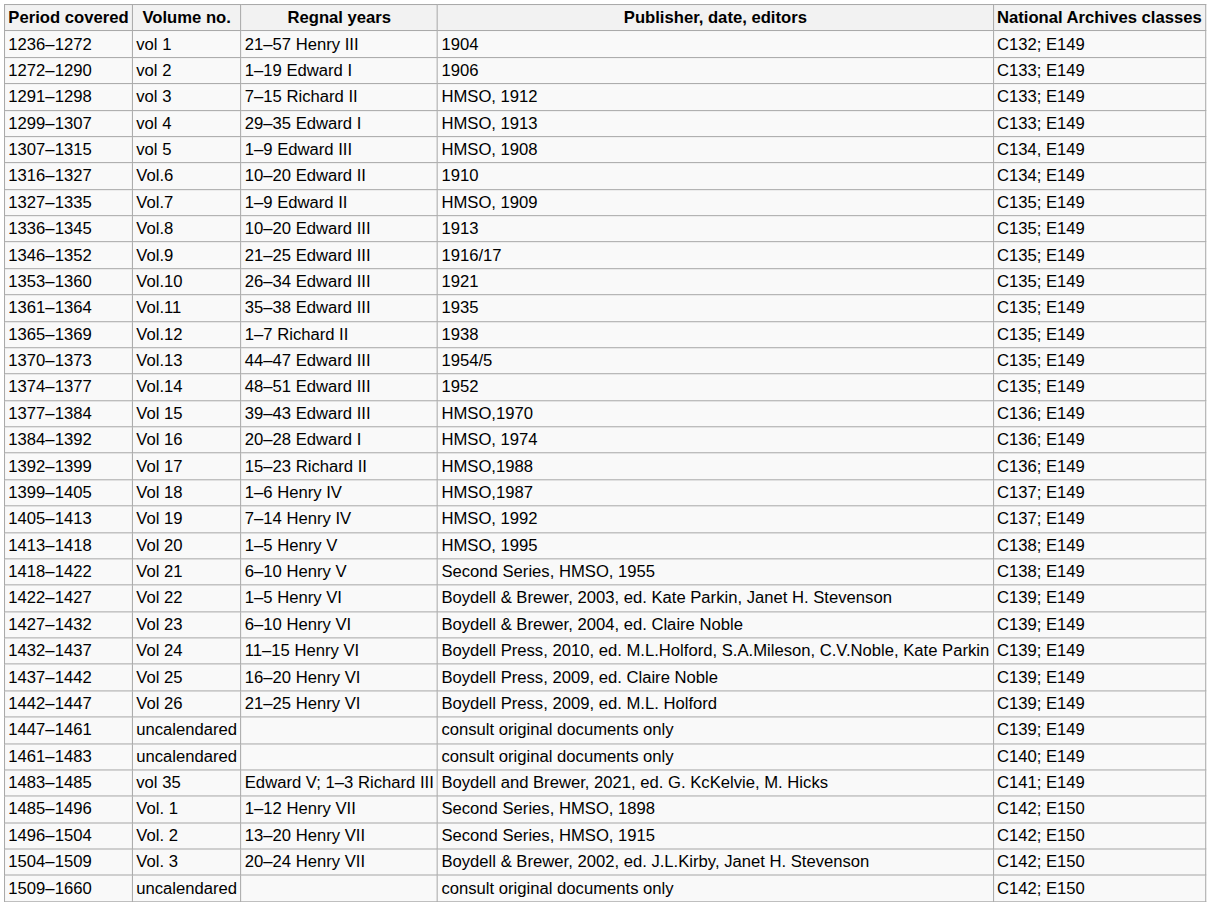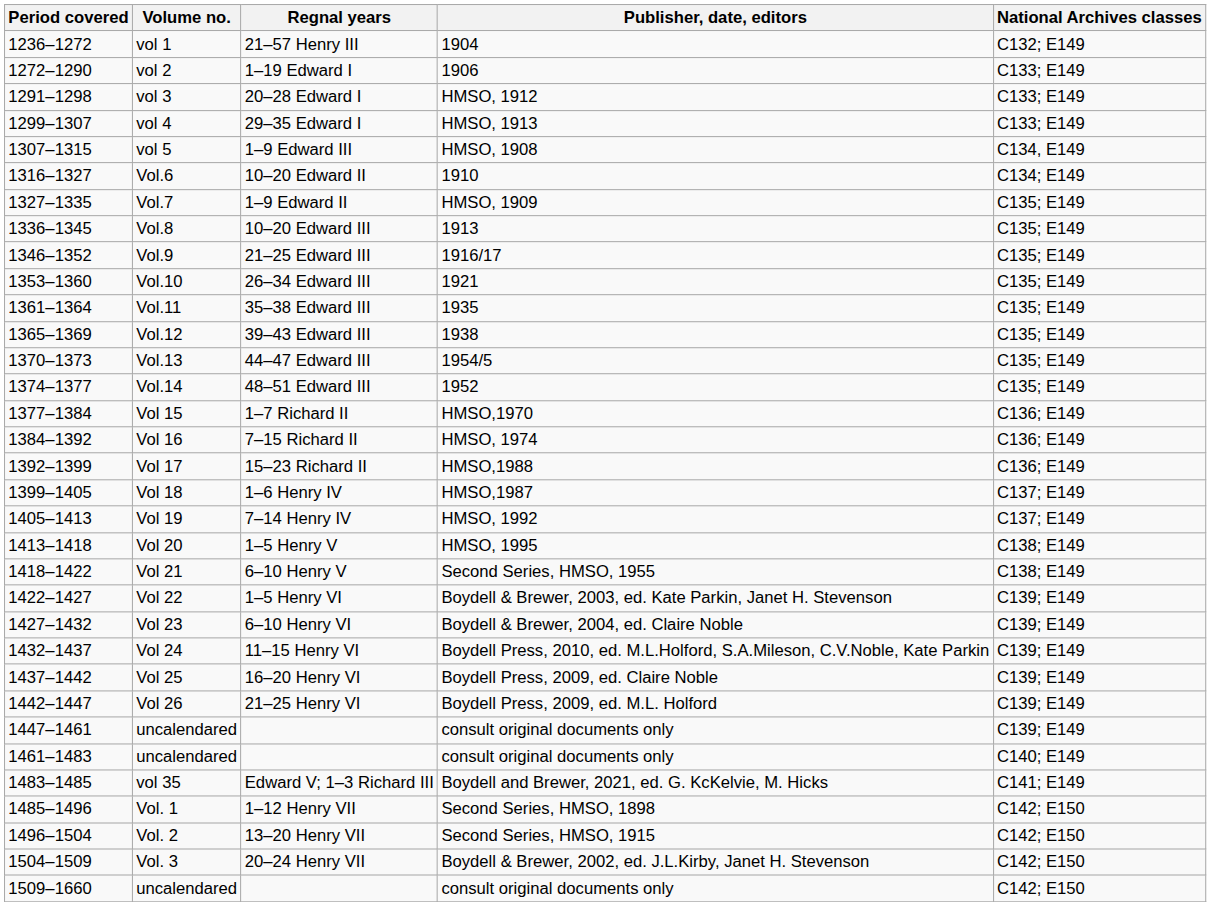(301, 96) 7–15 Richard II -> (303, 96) 20–28 Edward I
(297, 334) 1–7 Richard II -> (308, 334) 39–43 Edward III
(308, 413) 39–43 Edward III -> (297, 413) 1–7 Richard II
(303, 439) 20–28 Edward I -> (301, 439) 7–15 Richard II
